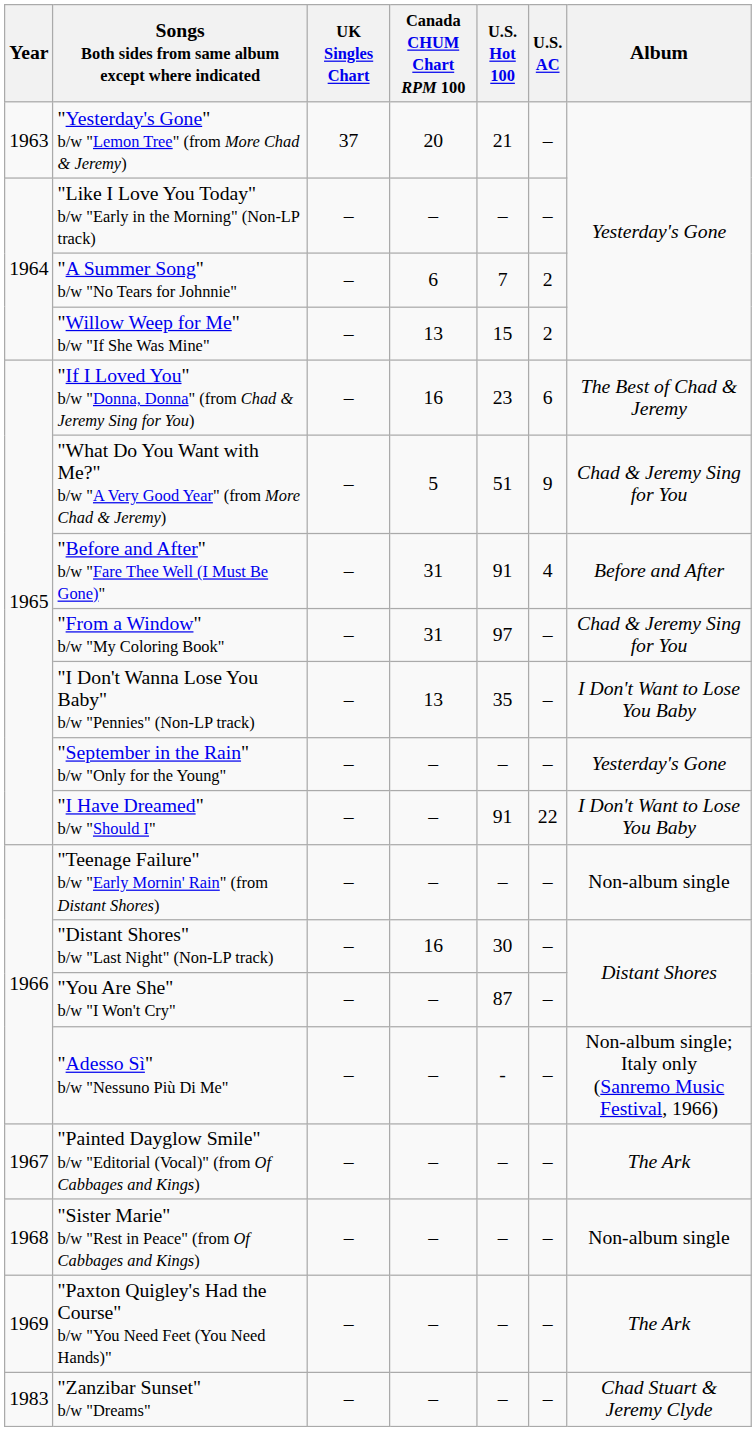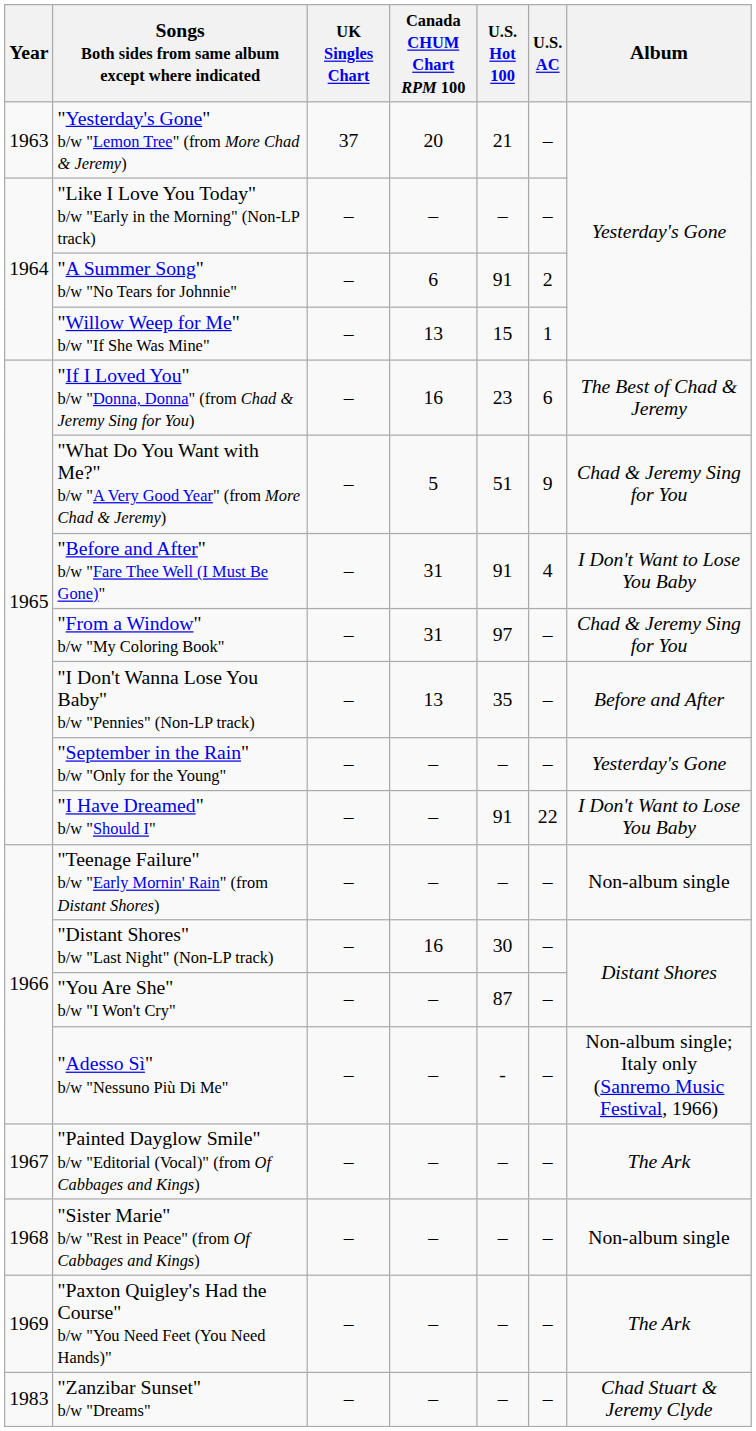(503, 279) 7 -> (503, 279) 91
(548, 333) 2 -> (548, 333) 1
(659, 570) Before and After -> (659, 570) I Don't Want to Lose You Baby
(659, 699) I Don't Want to Lose You Baby -> (659, 699) Before and After
